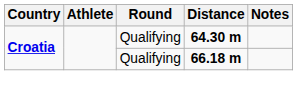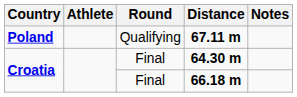+ row: (216, 37)
(150, 37) Qualifying -> (150, 59) Final
(150, 59) Qualifying -> (150, 80) Final
